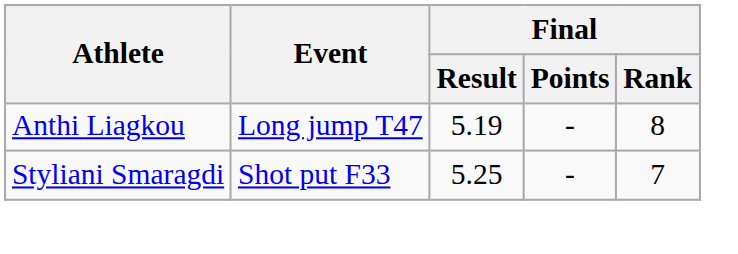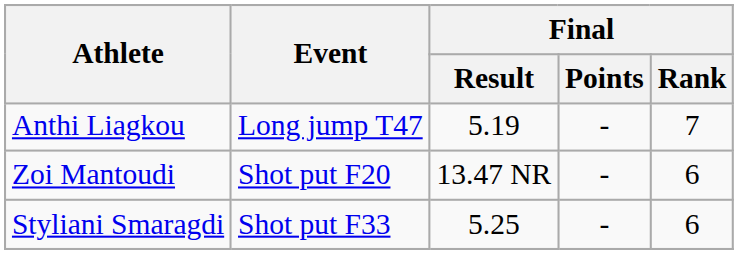(658, 126) 8 -> (692, 126) 7
+ row: (93, 175)
(658, 175) 7 -> (692, 223) 6
